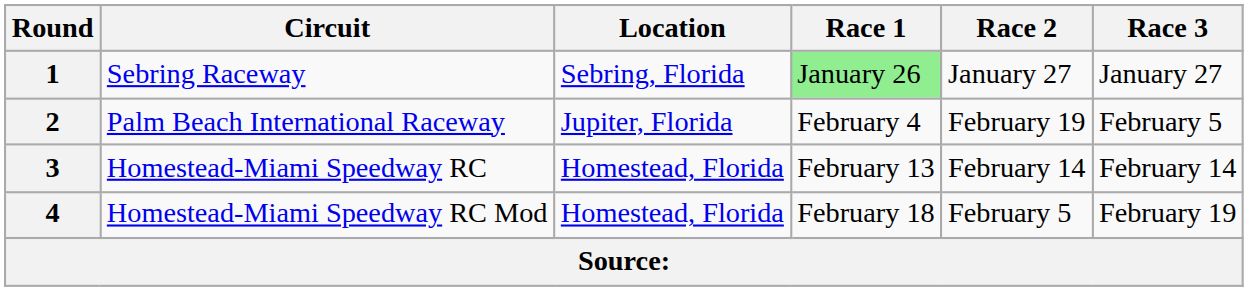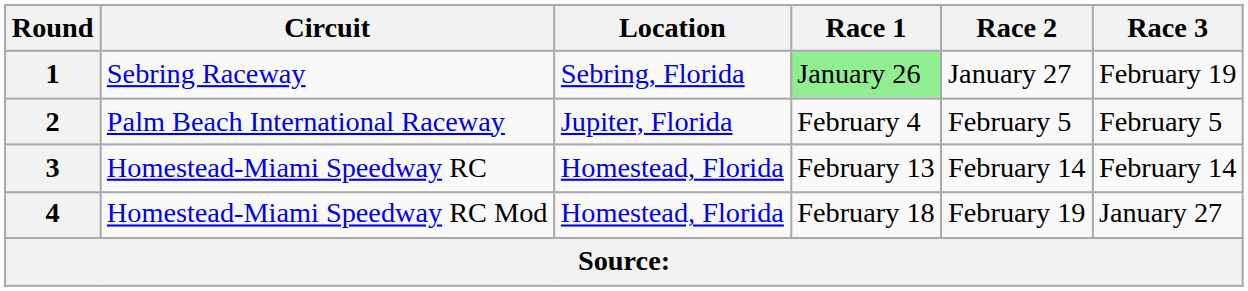(1161, 74) January 27 -> (1168, 74) February 19
(1017, 120) February 19 -> (1010, 120) February 5
(1010, 214) February 5 -> (1017, 214) February 19
(1168, 214) February 19 -> (1161, 214) January 27
